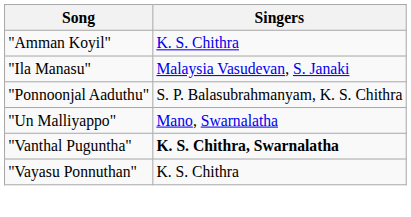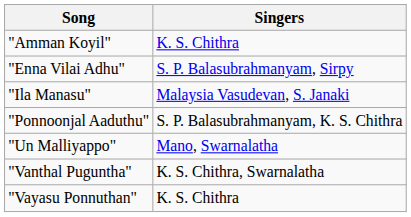+ row: (67, 69)
(248, 146) bold -> (240, 172) normal
